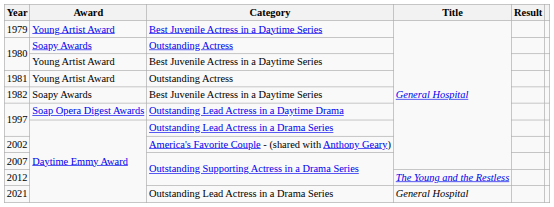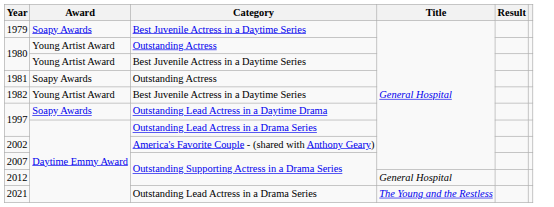(73, 29) Young Artist Award -> (62, 29) Soapy Awards
(62, 45) Soapy Awards -> (73, 45) Young Artist Award
(73, 78) Young Artist Award -> (62, 78) Soapy Awards
(62, 95) Soapy Awards -> (73, 95) Young Artist Award
(88, 111) Soap Opera Digest Awards -> (62, 111) Soapy Awards
(452, 177) The Young and the Restless -> (416, 177) General Hospital
(432, 194) General Hospital -> (436, 194) The Young and the Restless
